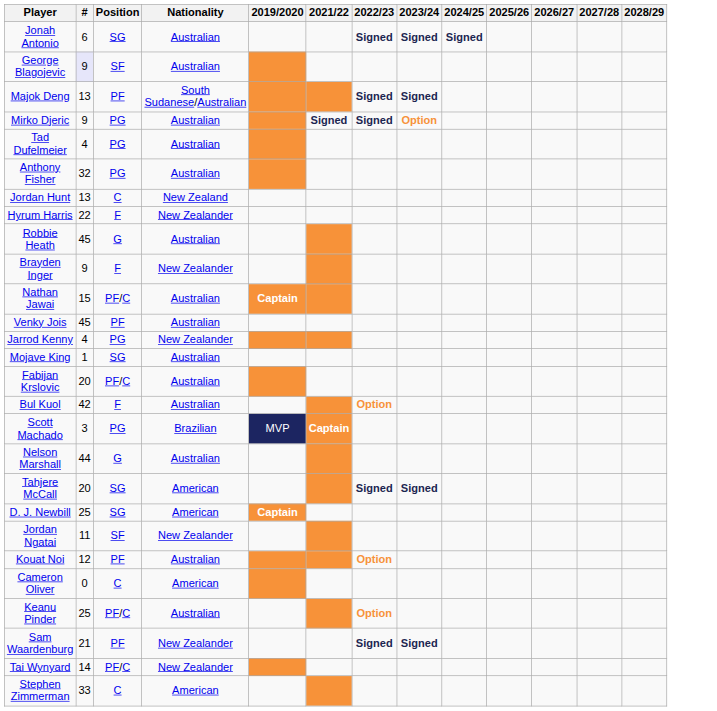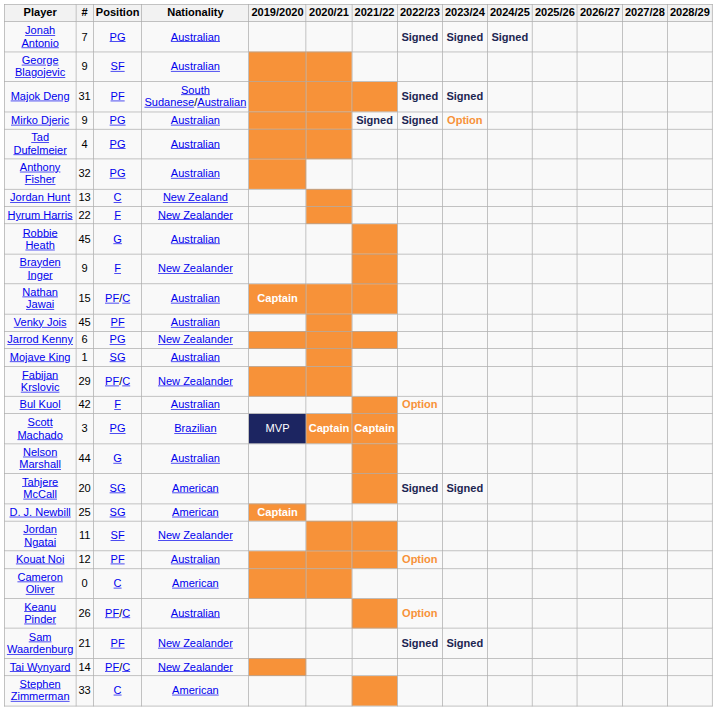+ column: (329, 13)
(85, 36) 6 -> (85, 36) 7
(118, 36) SG -> (118, 36) PG
(85, 66) lavender background -> (85, 66) no background
(85, 96) 13 -> (85, 96) 31
(85, 340) 4 -> (85, 340) 6
(85, 381) 20 -> (85, 381) 29
(195, 381) Australian -> (195, 381) New Zealander
(85, 613) 25 -> (85, 613) 26
